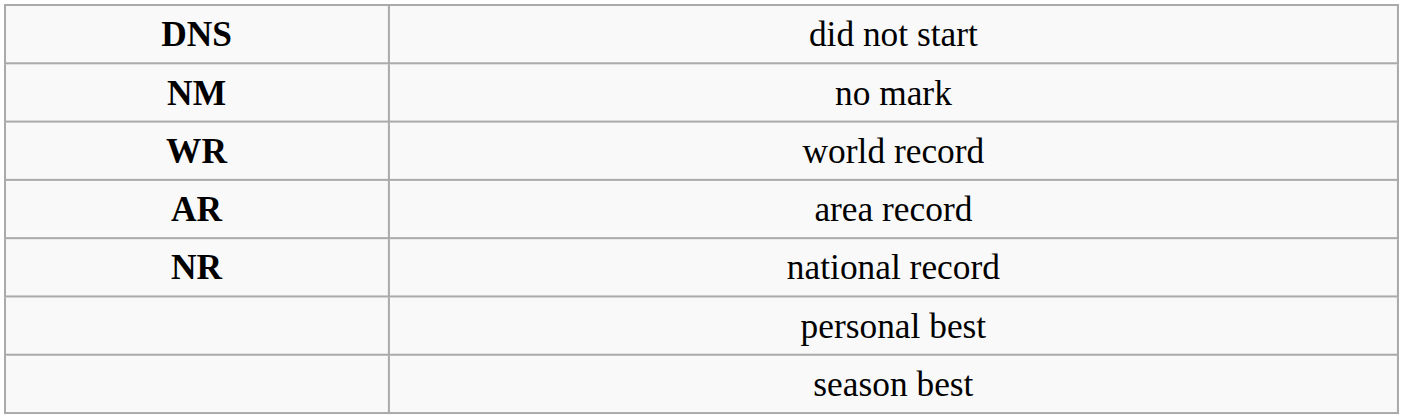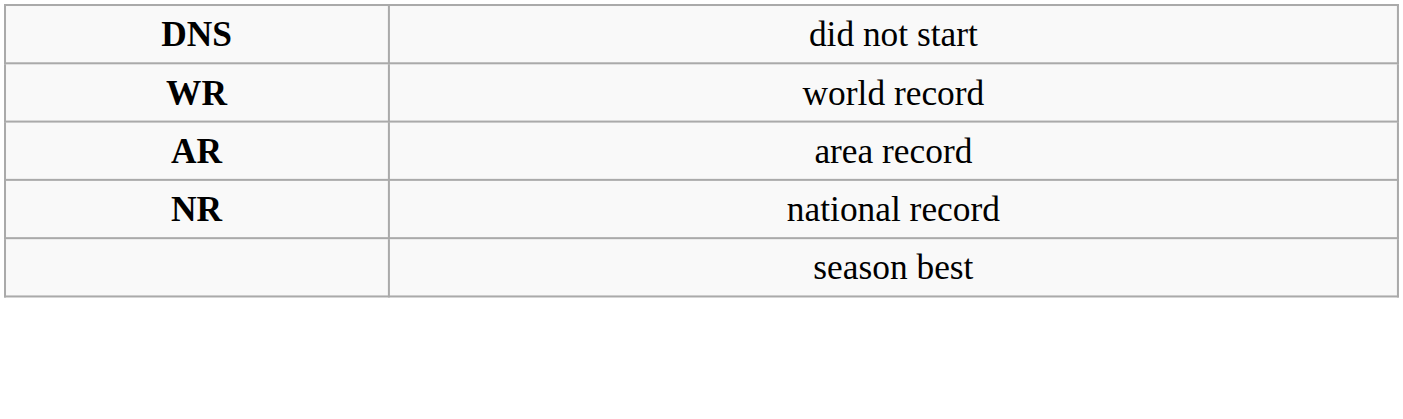- row: (893, 91)
- row: (893, 325)
